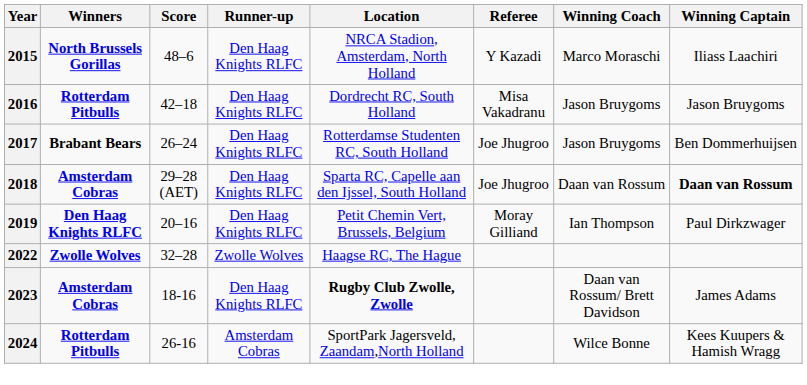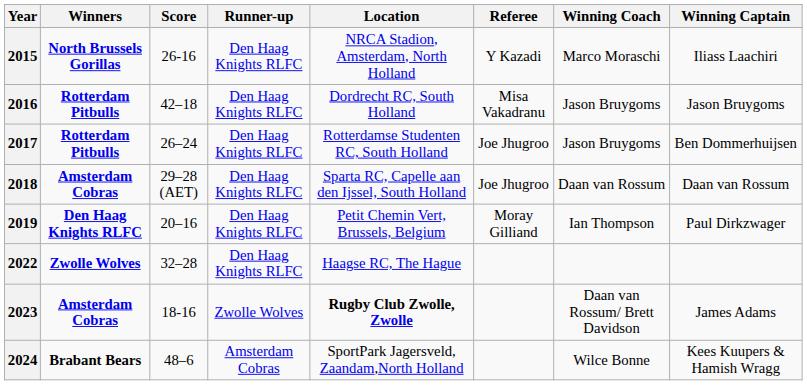(179, 56) 48–6 -> (179, 56) 26-16
(95, 144) Brabant Bears -> (95, 144) Rotterdam Pitbulls
(736, 184) bold -> (736, 184) normal
(259, 255) Zwolle Wolves -> (259, 263) Den Haag Knights RLFC
(259, 295) Den Haag Knights RLFC -> (259, 312) Zwolle Wolves
(95, 343) Rotterdam Pitbulls -> (95, 360) Brabant Bears
(179, 343) 26-16 -> (179, 360) 48–6
